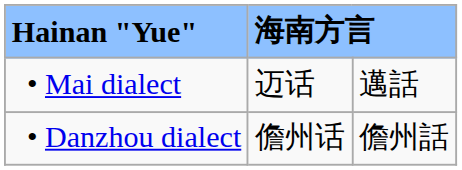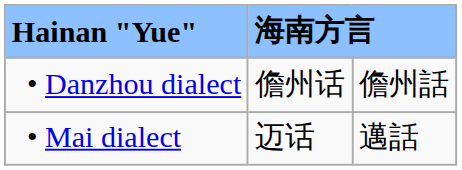rows swapped: (127, 137) <-> (97, 84)
